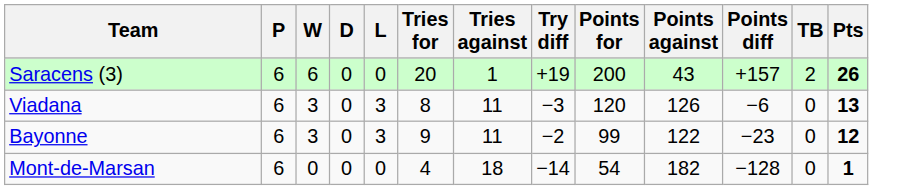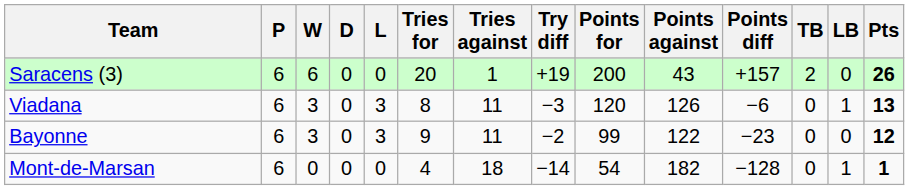+ column: (846, 31)
